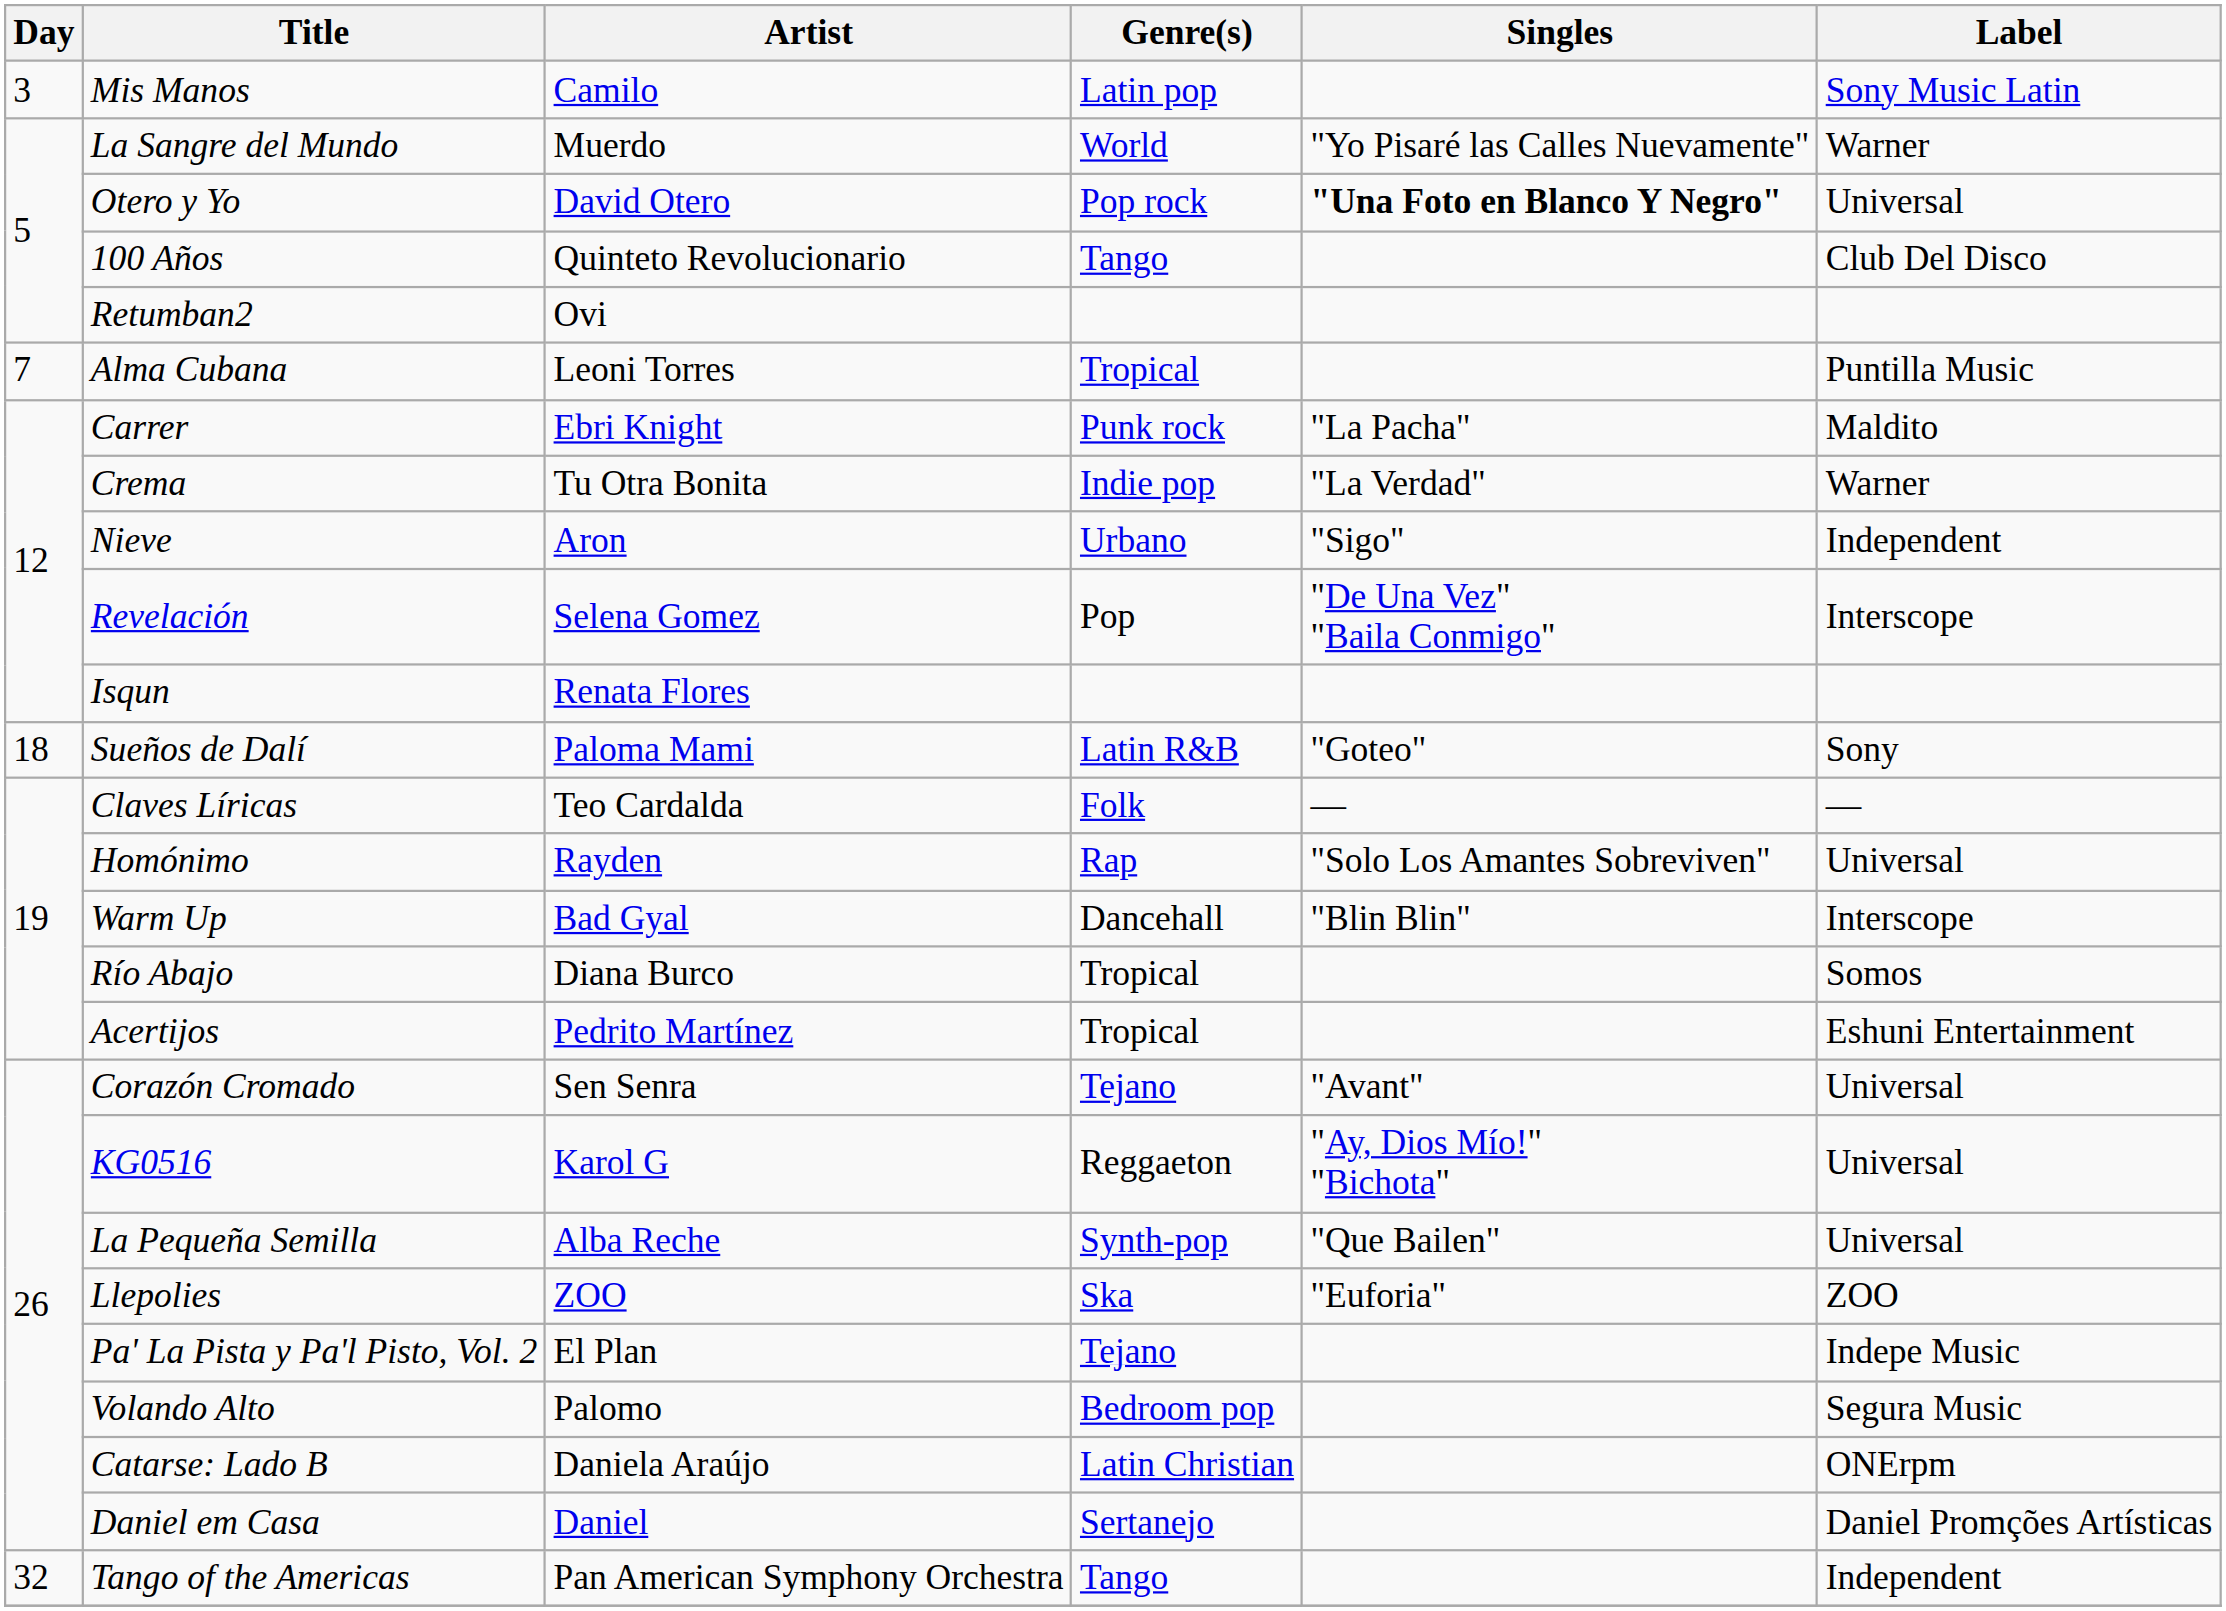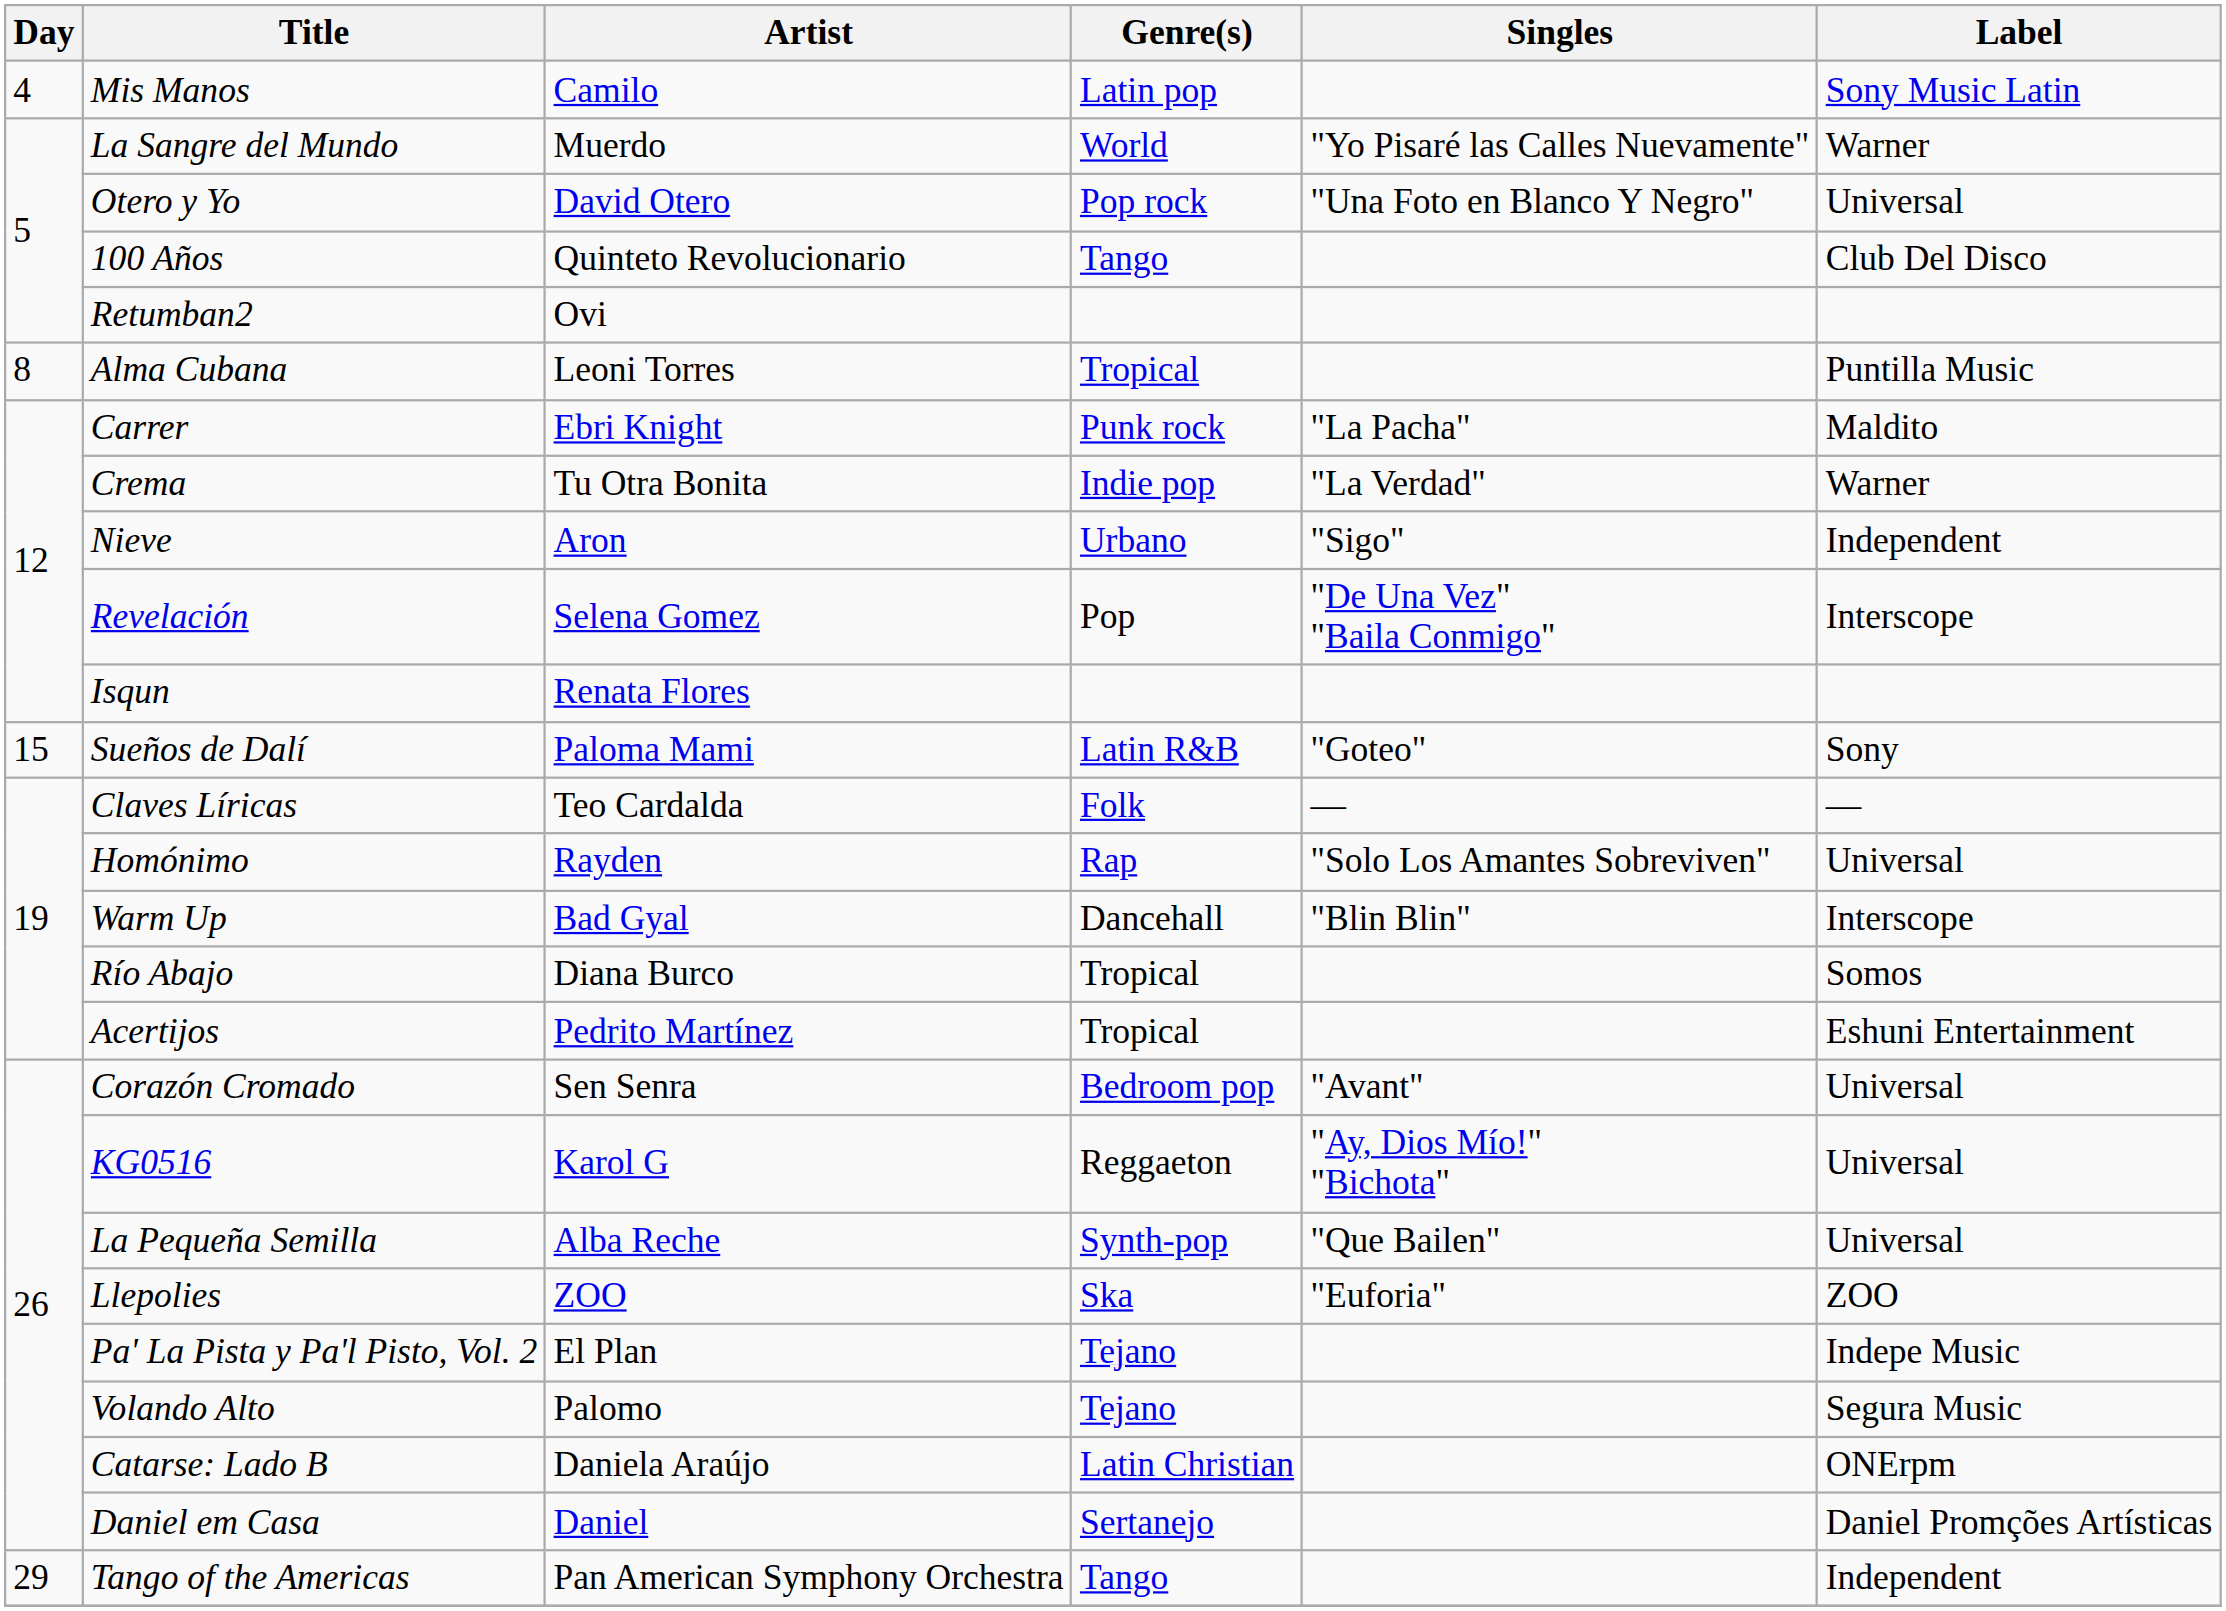(22, 88) 3 -> (22, 88) 4
(1546, 201) bold -> (1532, 201) normal
(22, 370) 7 -> (22, 370) 8
(31, 748) 18 -> (31, 748) 15
(1128, 1086) Tejano -> (1177, 1086) Bedroom pop
(1177, 1408) Bedroom pop -> (1128, 1408) Tejano
(31, 1577) 32 -> (31, 1577) 29
